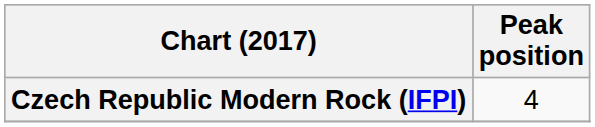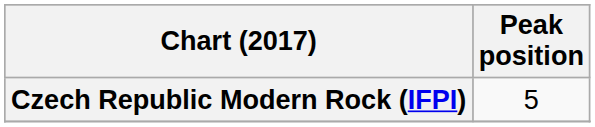(531, 99) 4 -> (531, 99) 5
